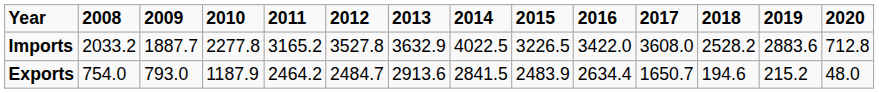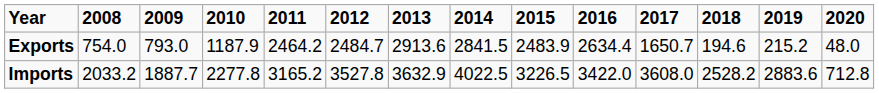rows swapped: (41, 46) <-> (41, 74)
